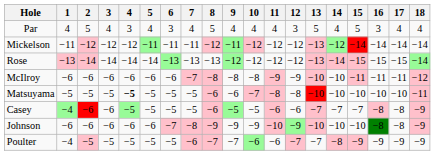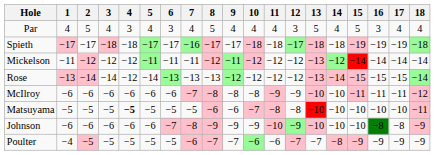+ row: (20, 45)
(129, 61) −14 -> (129, 77) −12
- row: (19, 110)
